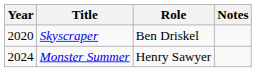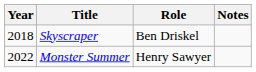(21, 35) 2020 -> (21, 35) 2018
(21, 56) 2024 -> (21, 56) 2022
